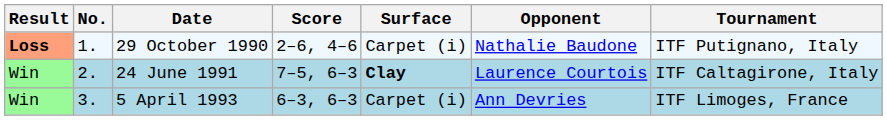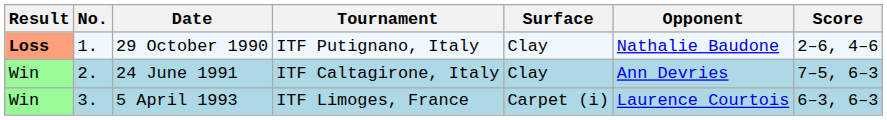columns swapped: (767, 18) <-> (317, 18)
(416, 46) Carpet (i) -> (528, 46) Clay
(386, 74) bold -> (528, 74) normal
(561, 74) Laurence Courtois -> (673, 74) Ann Devries
(531, 101) Ann Devries -> (703, 101) Laurence Courtois
